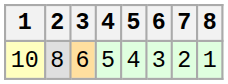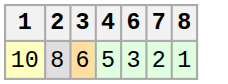- column: (133, 23)
